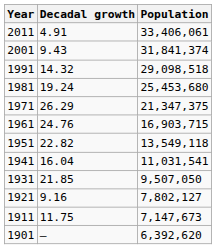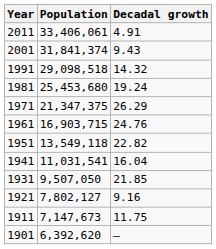columns swapped: (175, 14) <-> (87, 14)
